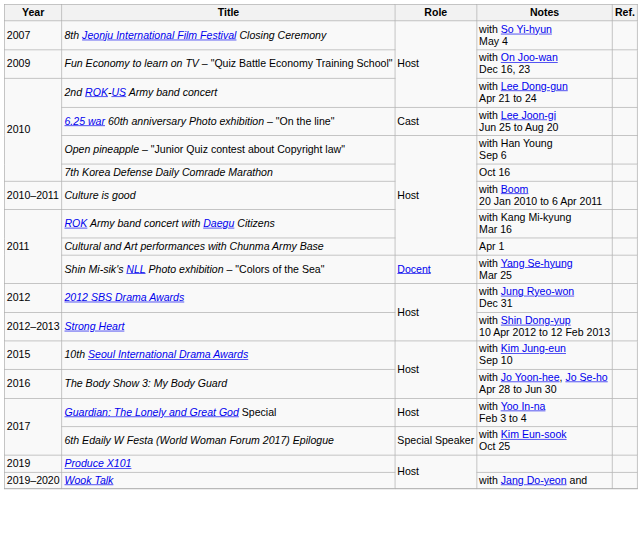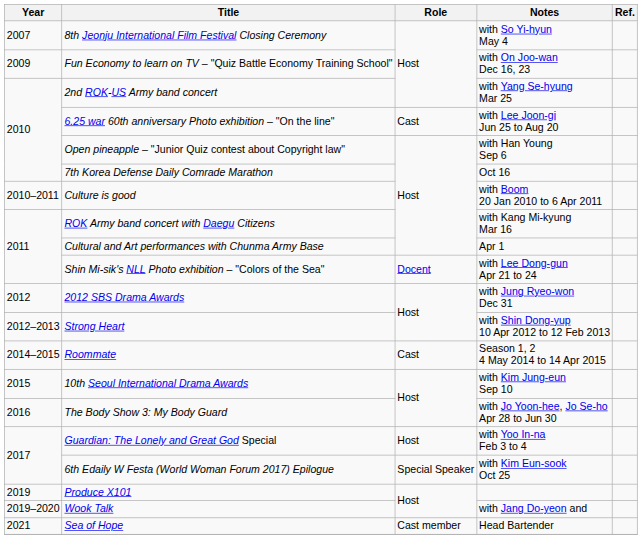(523, 92) with Lee Dong-gun Apr 21 to 24 -> (526, 92) with Yang Se-hyung Mar 25
(526, 269) with Yang Se-hyung Mar 25 -> (523, 269) with Lee Dong-gun Apr 21 to 24
+ row: (90, 355)
+ row: (94, 526)
